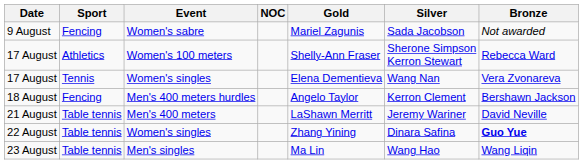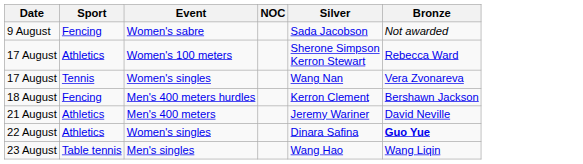- column: (336, 13)
(92, 114) Table tennis -> (83, 114) Athletics
(92, 132) Table tennis -> (83, 132) Athletics
